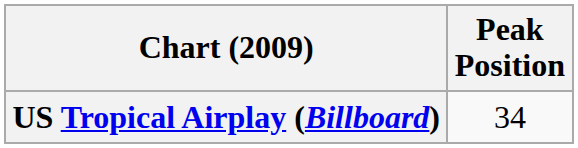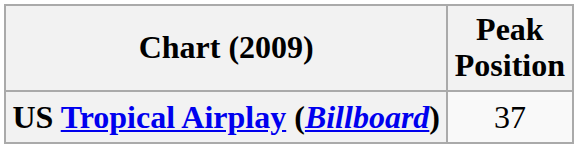(510, 116) 34 -> (510, 116) 37
